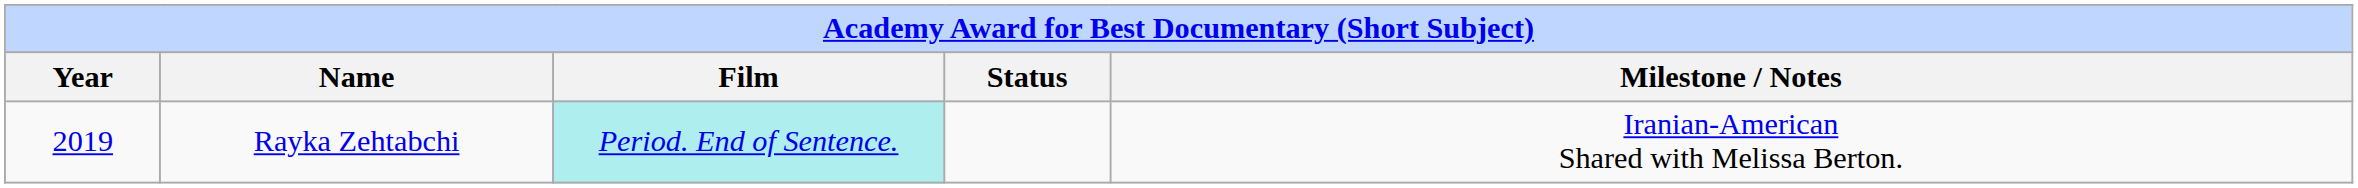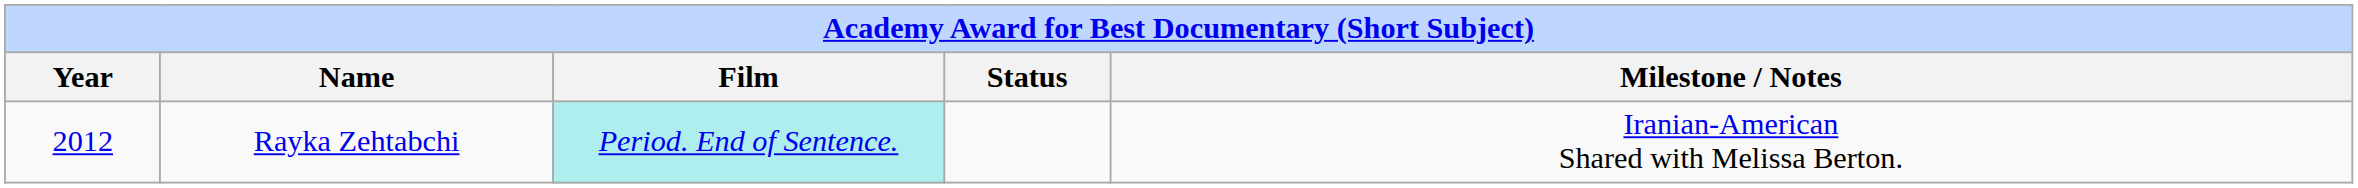(83, 141) 2019 -> (83, 141) 2012
